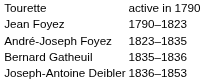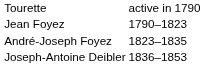- row: (48, 57)
